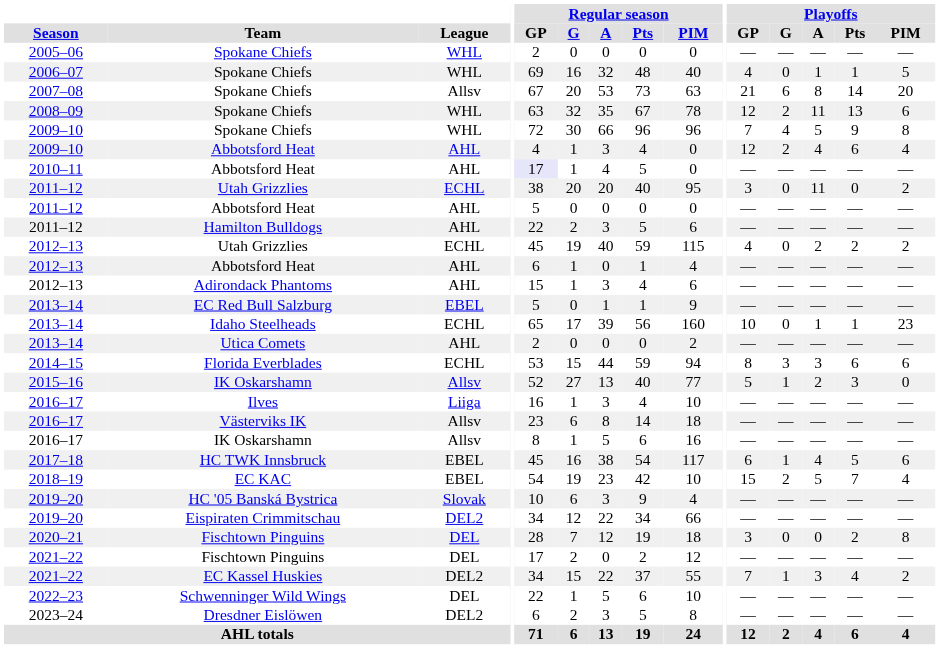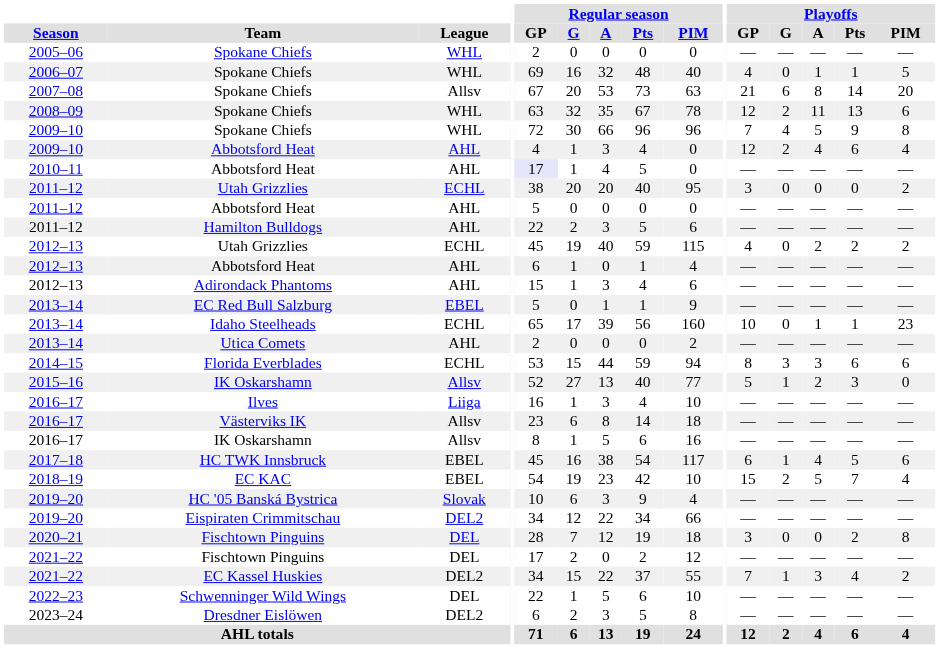(818, 188) 11 -> (818, 188) 0
